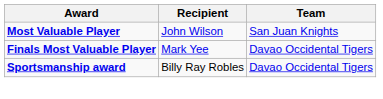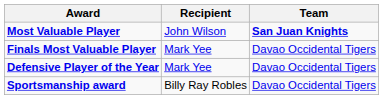(294, 31) normal -> (300, 31) bold
+ row: (83, 67)
